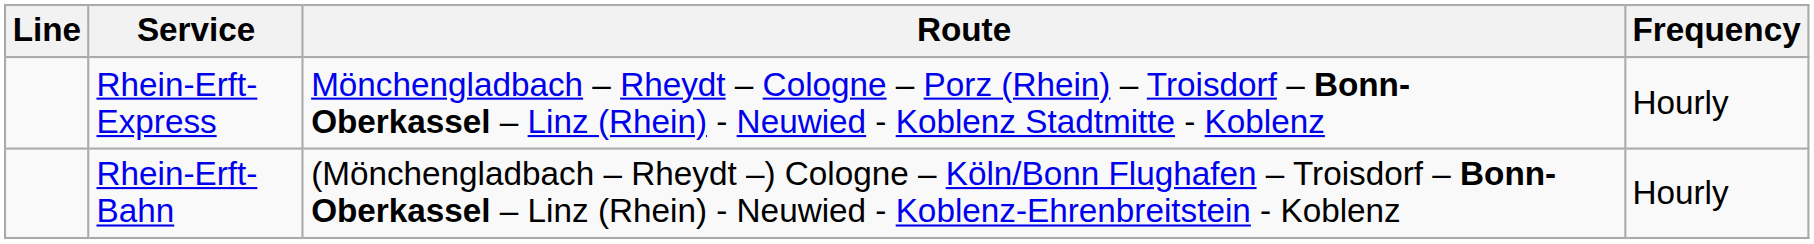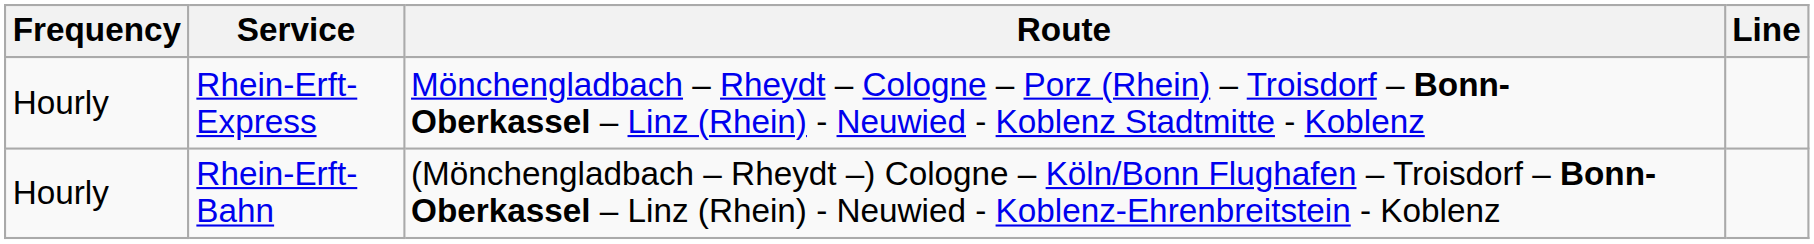columns swapped: (47, 30) <-> (1717, 30)
